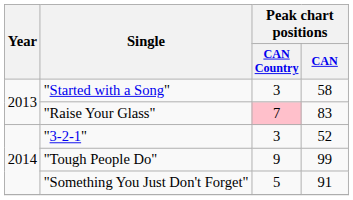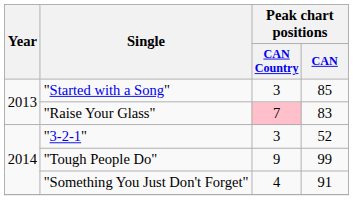(325, 90) 58 -> (325, 90) 85
(277, 182) 5 -> (277, 182) 4
